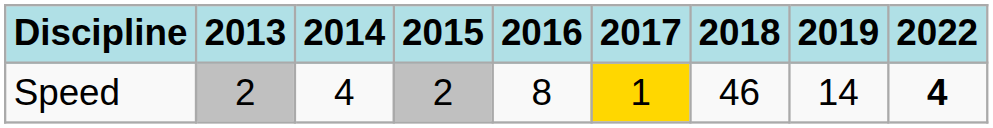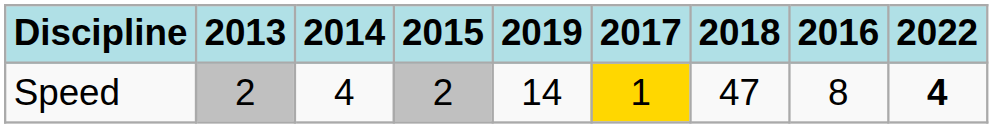columns swapped: (542, 33) <-> (838, 33)
(739, 92) 46 -> (739, 92) 47
